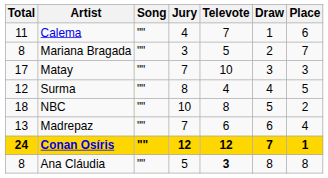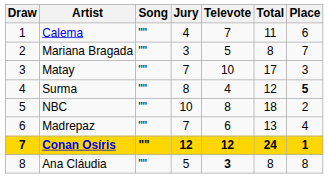columns swapped: (270, 13) <-> (21, 13)
(305, 88) normal -> (305, 88) bold
